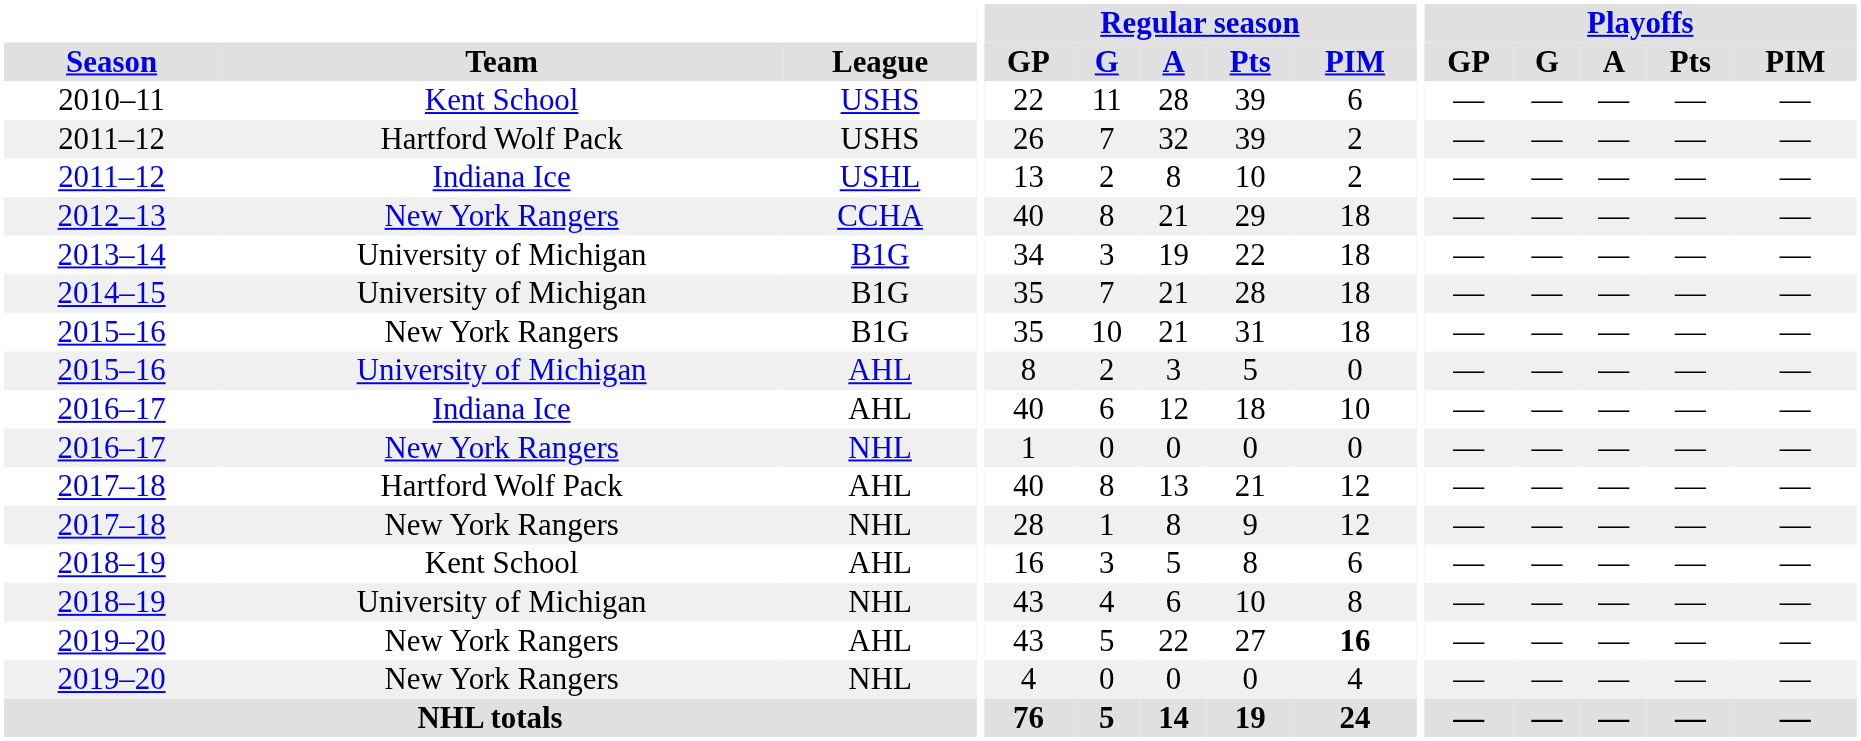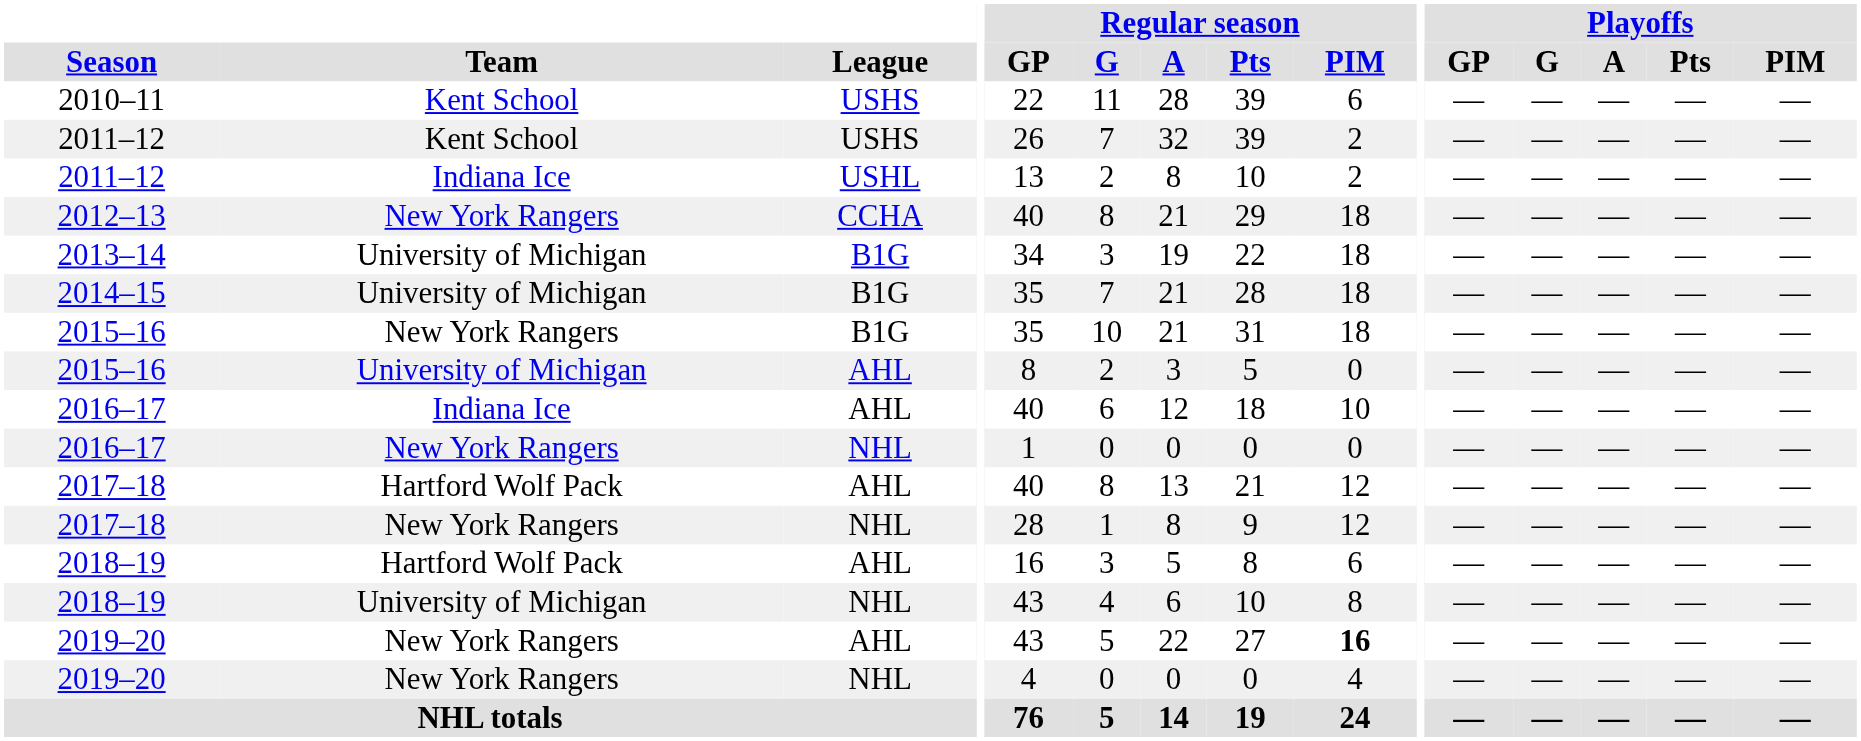(502, 138) Hartford Wolf Pack -> (502, 138) Kent School
(502, 563) Kent School -> (502, 563) Hartford Wolf Pack
